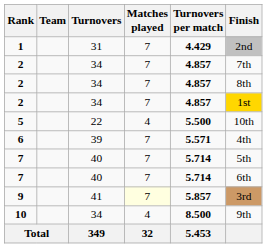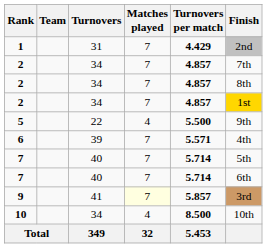(244, 121) 10th -> (244, 121) 9th
(244, 215) 9th -> (244, 215) 10th
